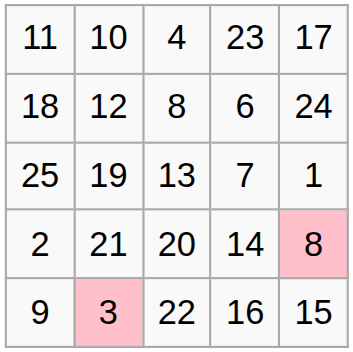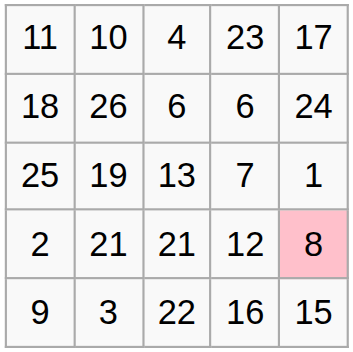(108, 107) 12 -> (108, 107) 26
(177, 107) 8 -> (177, 107) 6
(177, 243) 20 -> (177, 243) 21
(245, 243) 14 -> (245, 243) 12
(108, 312) pink background -> (108, 312) no background
